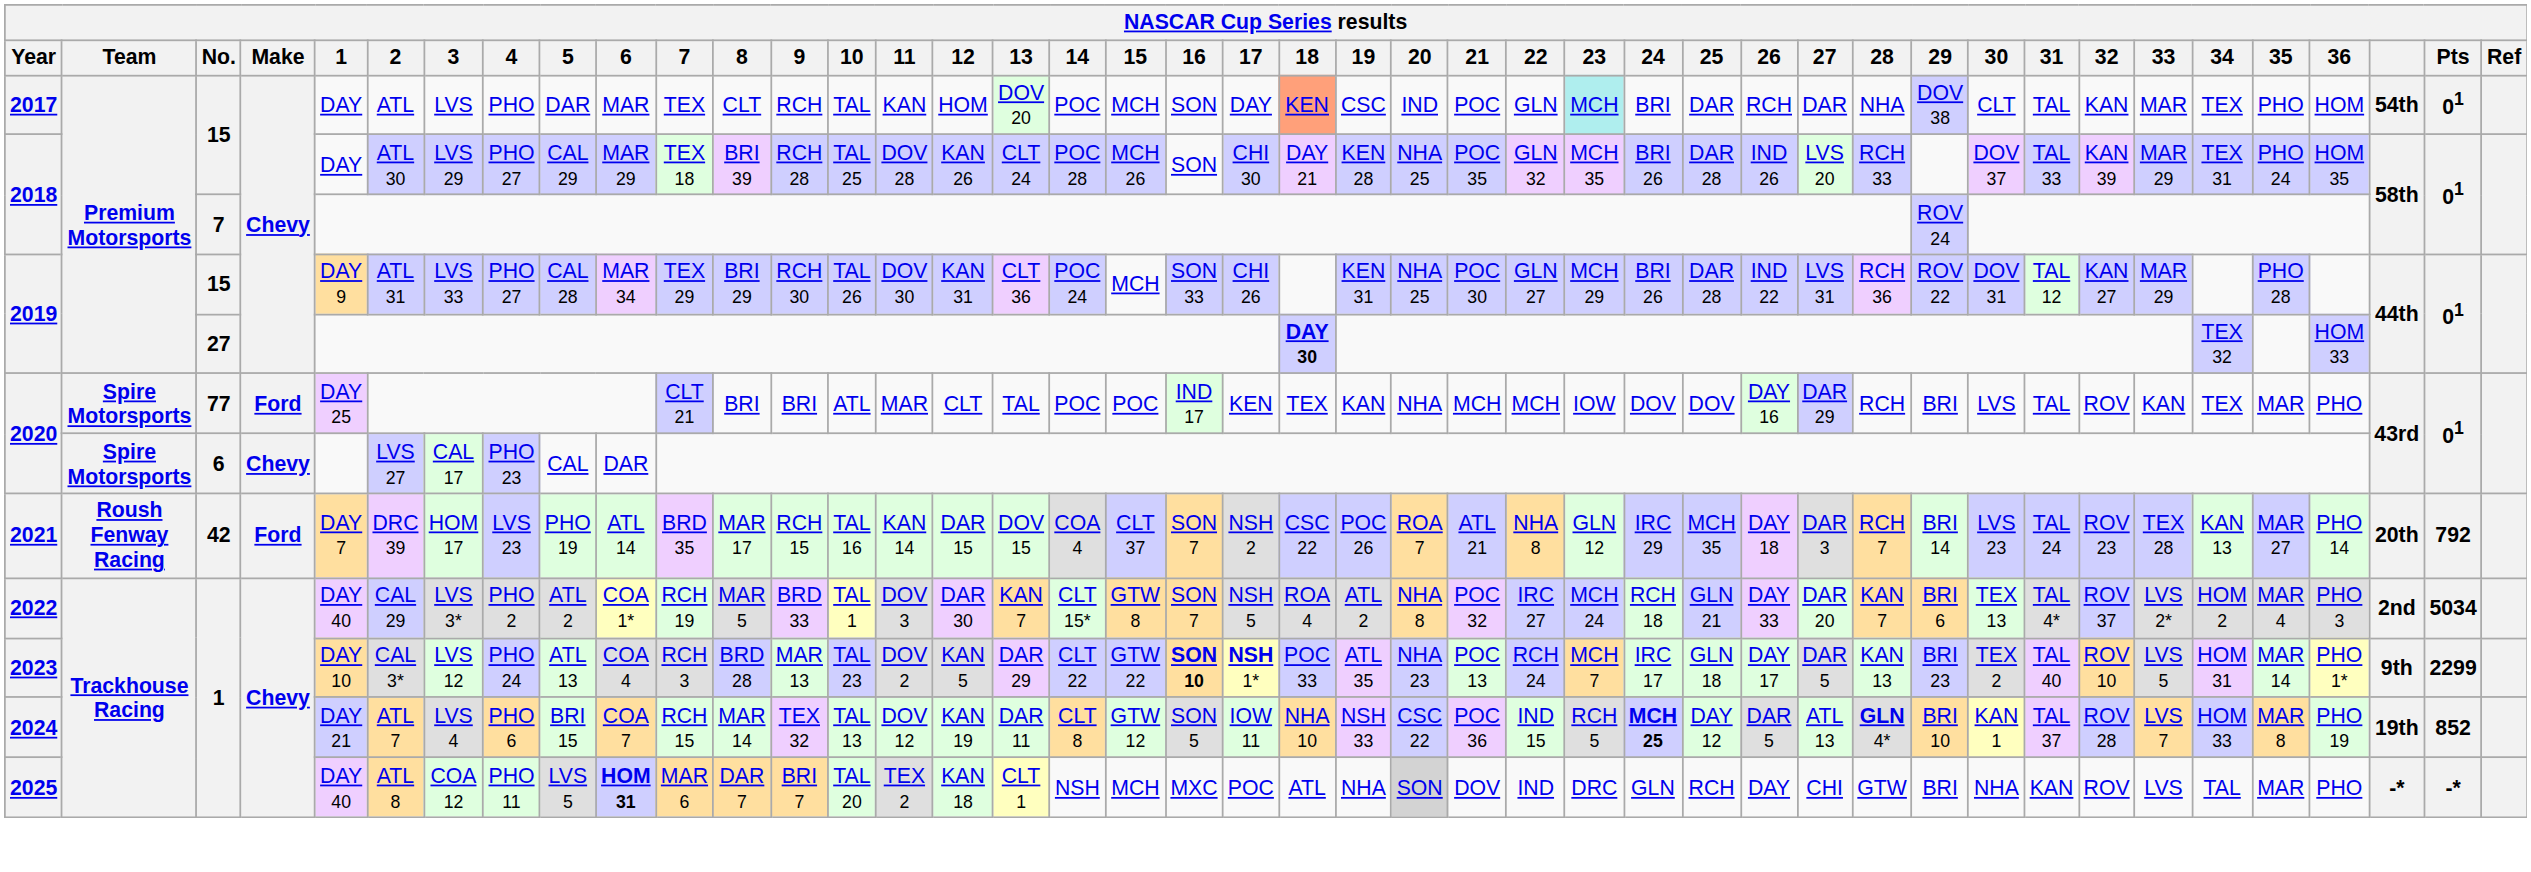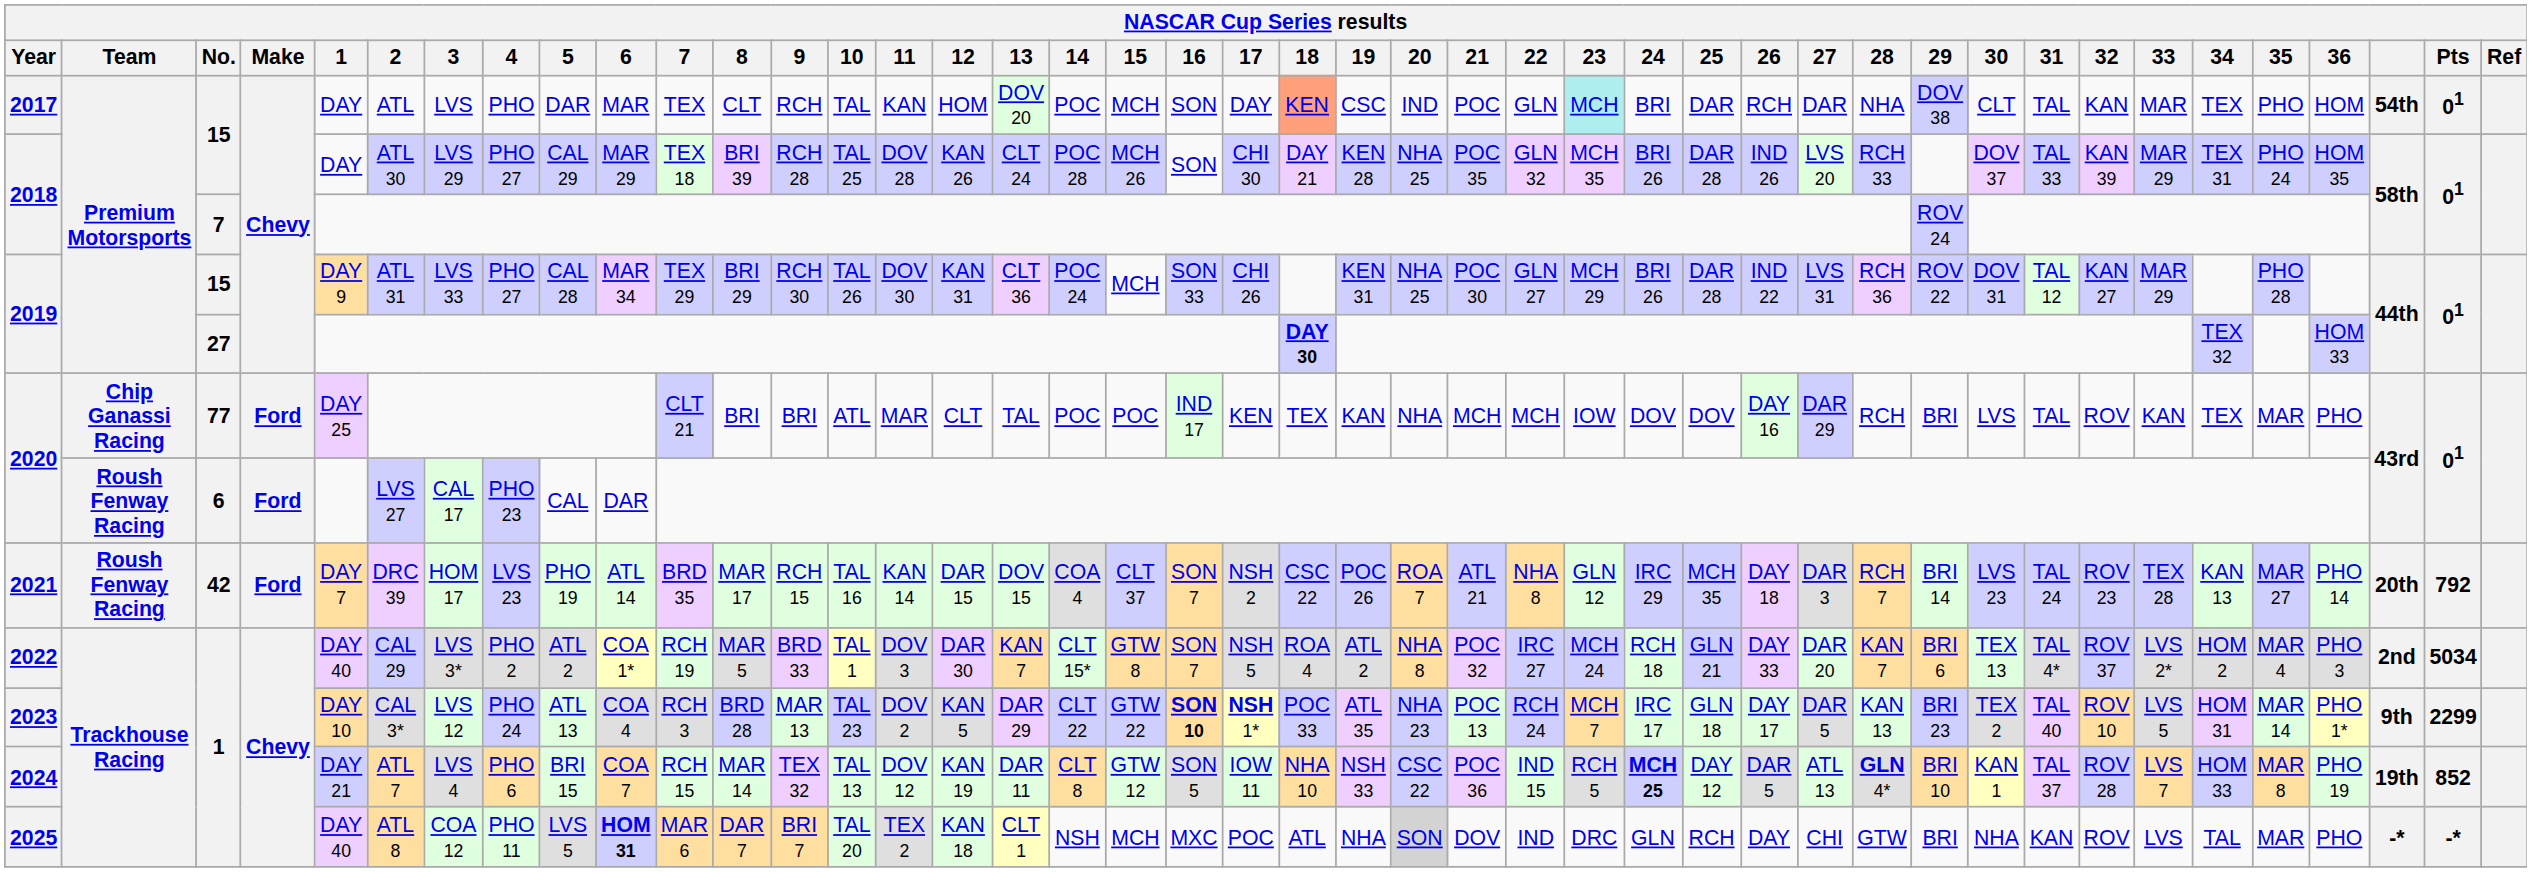(129, 404) Spire Motorsports -> (129, 416) Chip Ganassi Racing
(129, 464) Spire Motorsports -> (129, 501) Roush Fenway Racing
(278, 464) Chevy -> (278, 501) Ford
